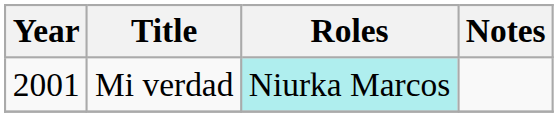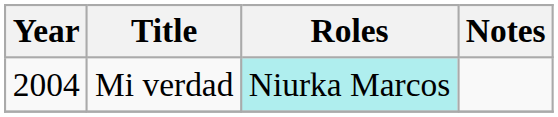(46, 84) 2001 -> (46, 84) 2004
